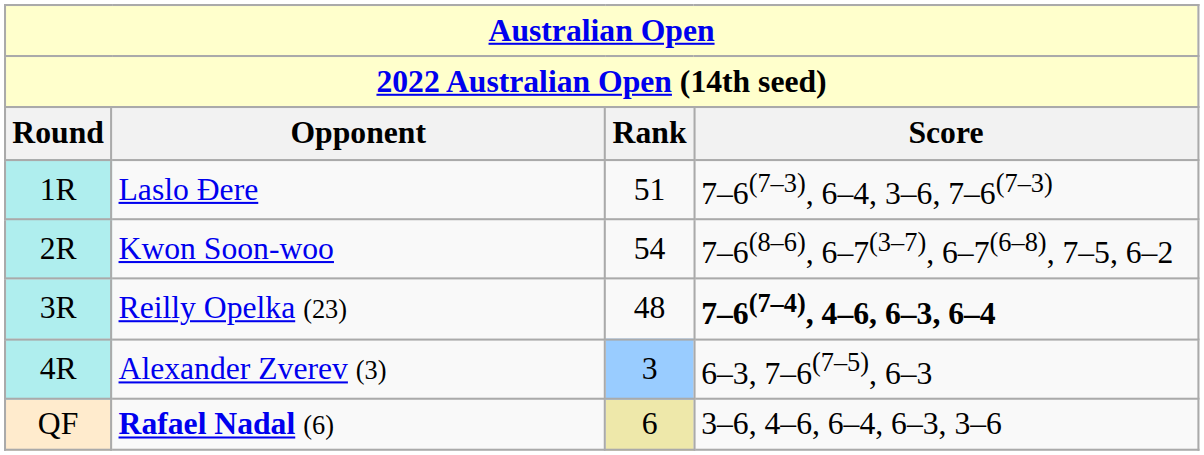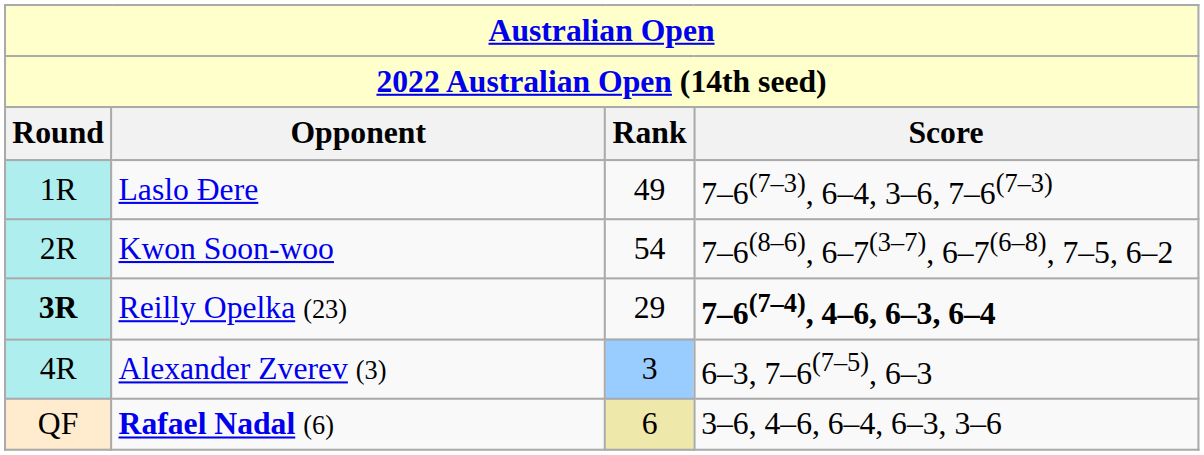(650, 188) 51 -> (650, 188) 49
(58, 307) normal -> (58, 307) bold
(650, 307) 48 -> (650, 307) 29
